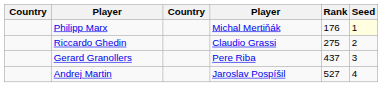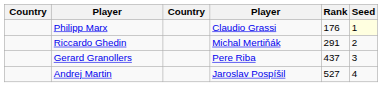(246, 27) Michal Mertiňák -> (244, 27) Claudio Grassi
(244, 43) Claudio Grassi -> (246, 43) Michal Mertiňák
(332, 43) 275 -> (332, 43) 291
